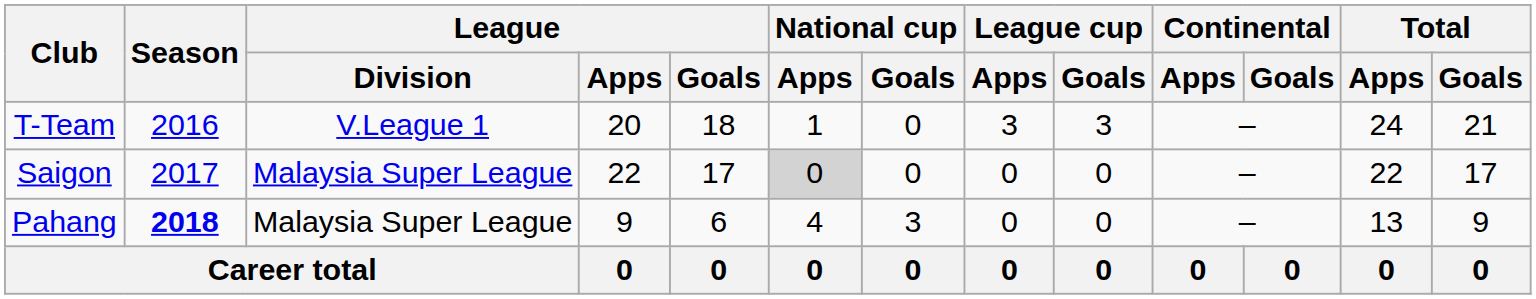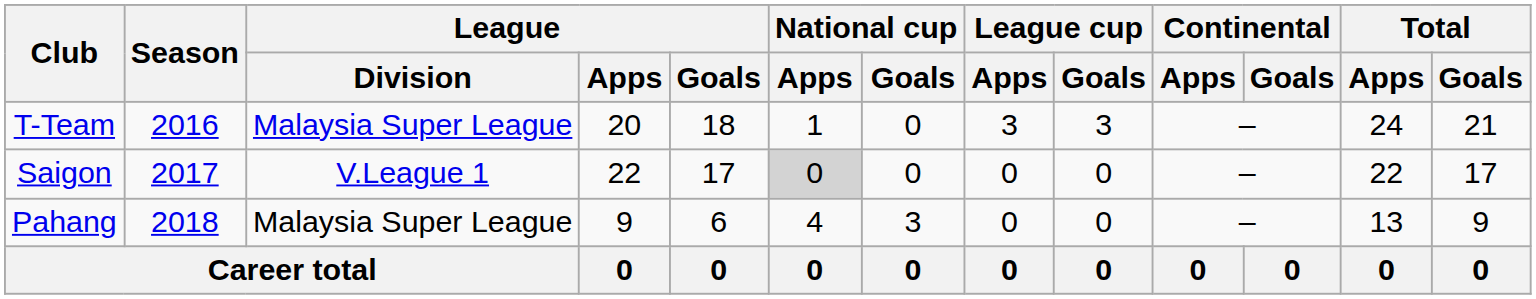(413, 125) V.League 1 -> (413, 125) Malaysia Super League
(413, 173) Malaysia Super League -> (413, 173) V.League 1
(185, 221) bold -> (185, 221) normal
